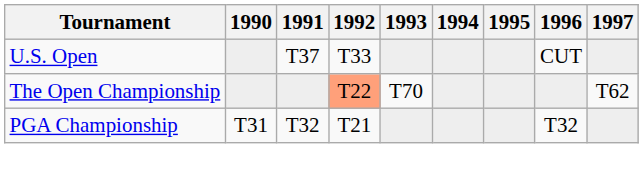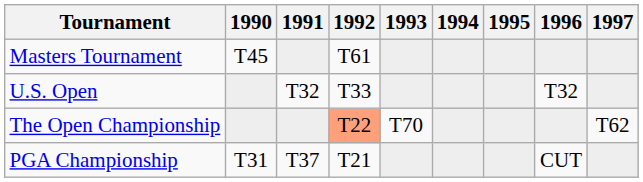+ row: (96, 56)
(303, 56) T37 -> (303, 91) T32
(561, 56) CUT -> (561, 91) T32
(303, 125) T32 -> (303, 160) T37
(561, 125) T32 -> (561, 160) CUT
